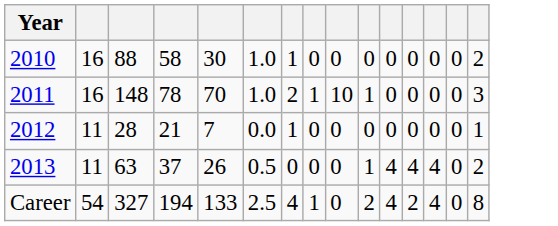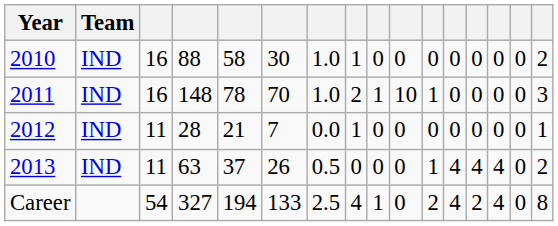+ column: (108, 22)
